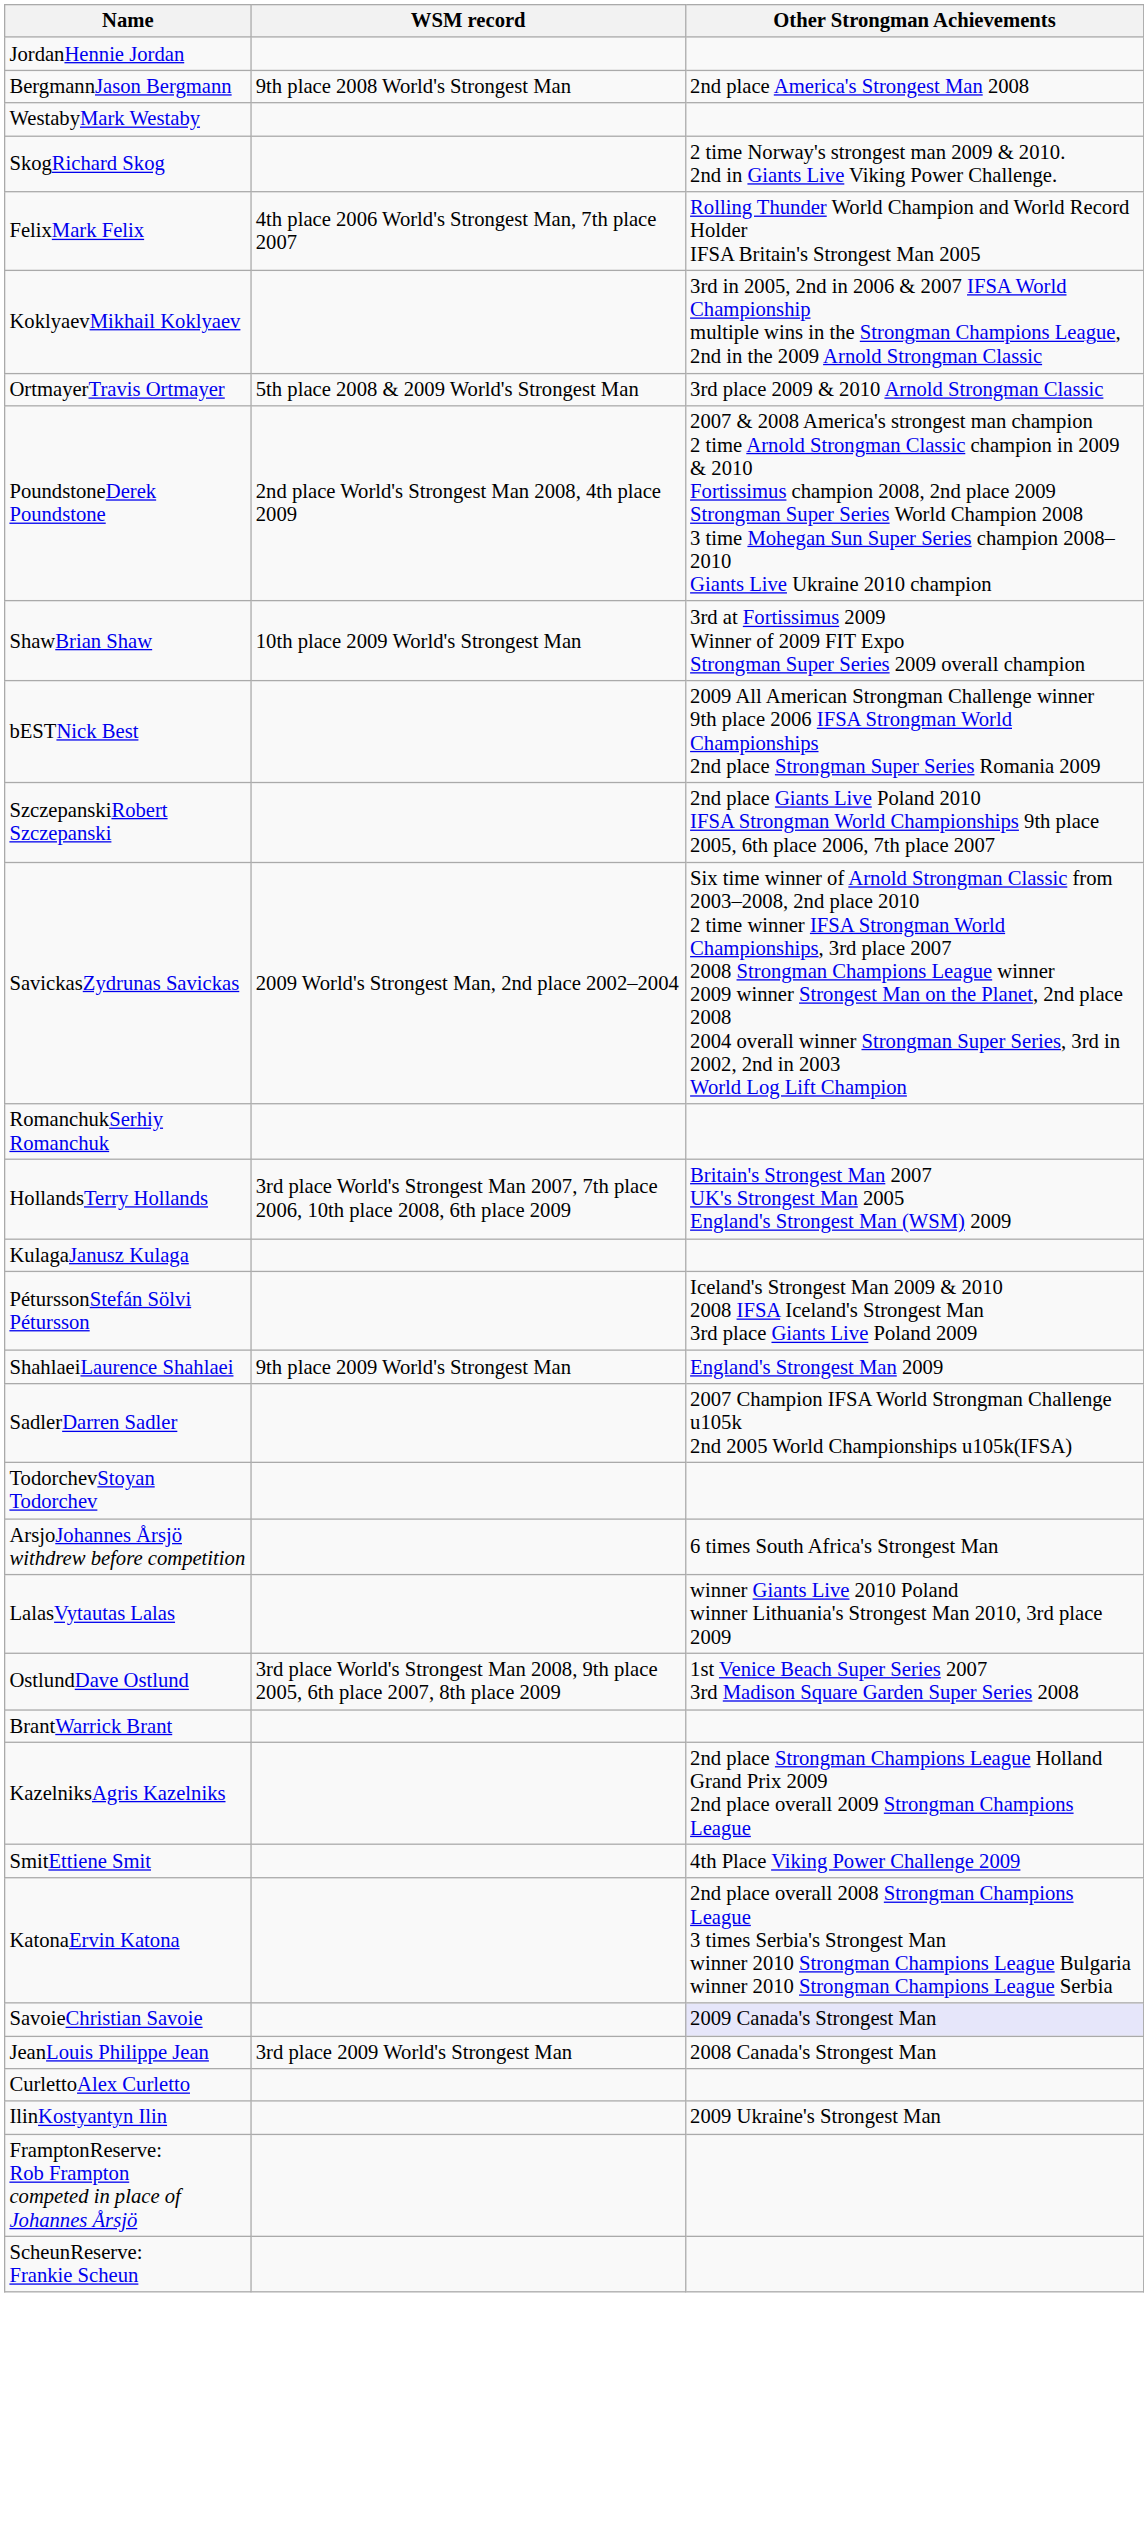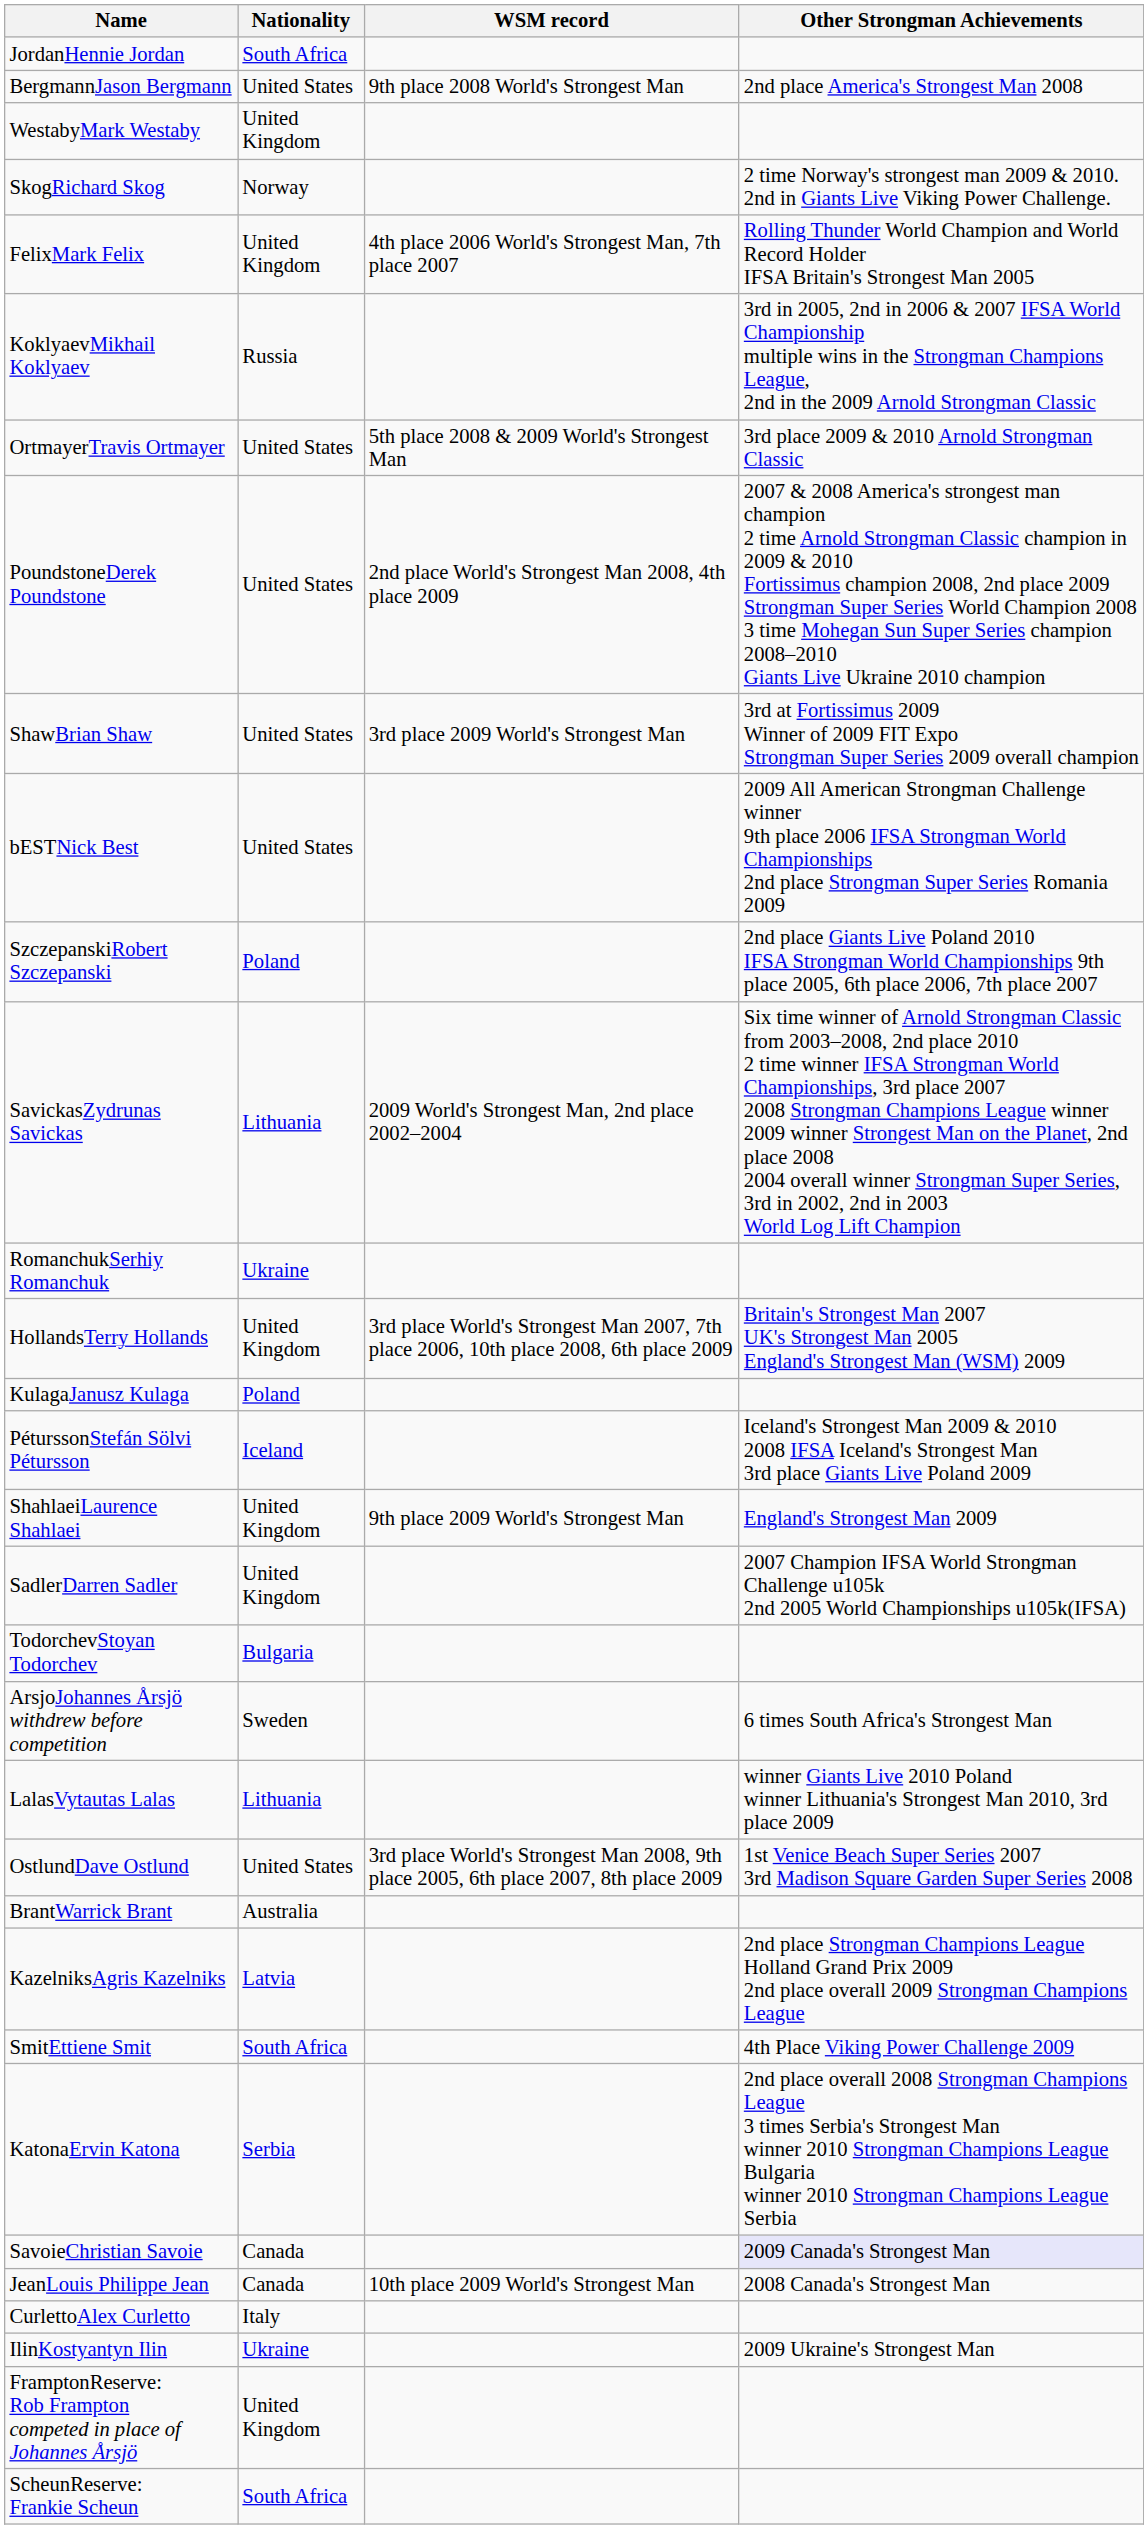+ column: (301, 20)
(419, 640) 10th place 2009 World's Strongest Man -> (527, 733) 3rd place 2009 World's Strongest Man
(414, 2051) 3rd place 2009 World's Strongest Man -> (531, 2284) 10th place 2009 World's Strongest Man
